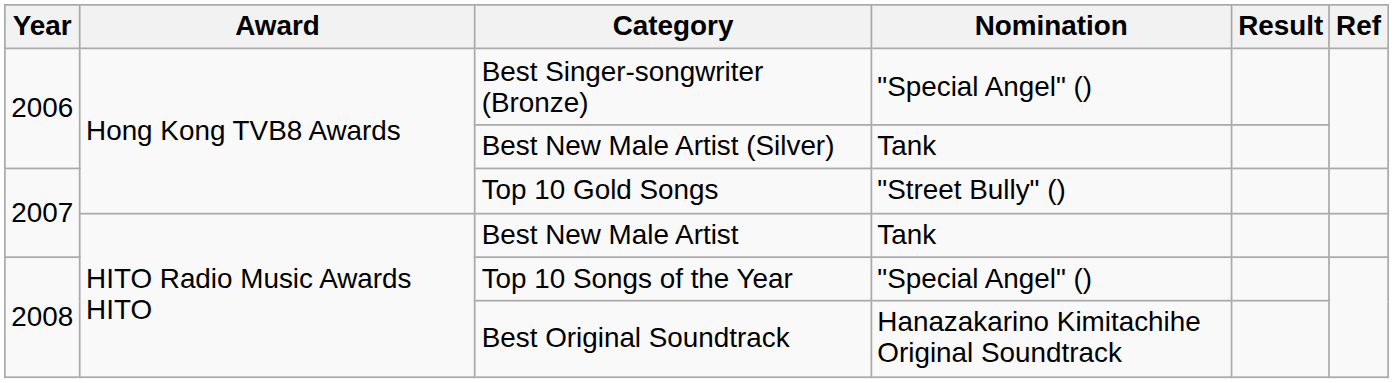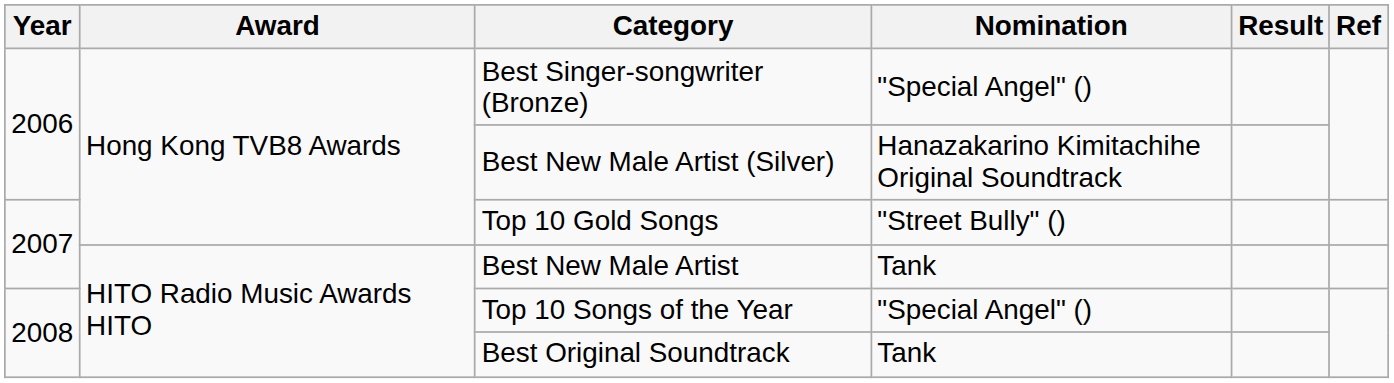(907, 146) Tank -> (1039, 161) Hanazakarino Kimitachihe Original Soundtrack
(1039, 338) Hanazakarino Kimitachihe Original Soundtrack -> (907, 354) Tank
